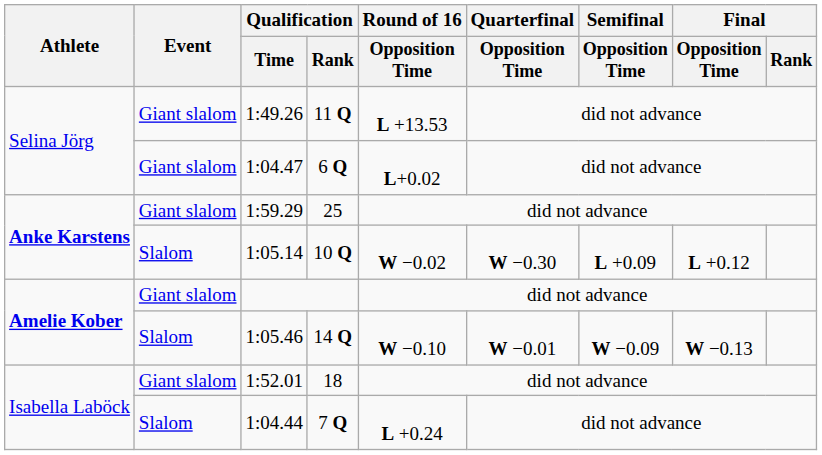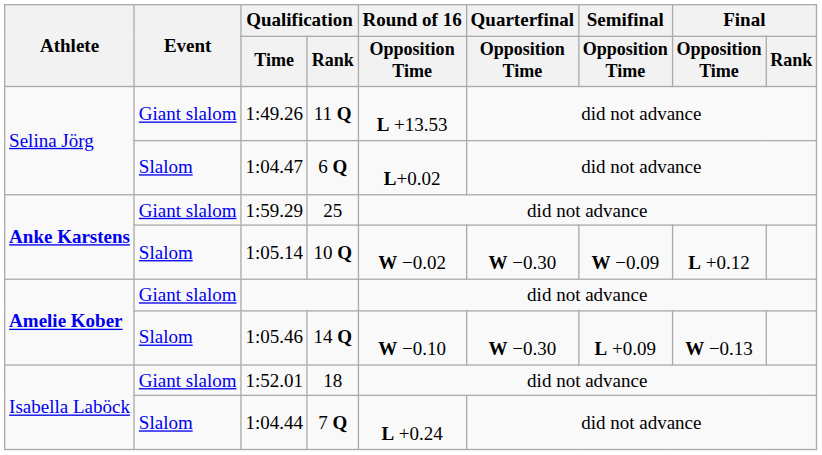(188, 167) Giant slalom -> (166, 167) Slalom
(625, 264) L +0.09 -> (625, 264) W −0.09
(522, 349) W −0.01 -> (522, 349) W −0.30
(625, 349) W −0.09 -> (625, 349) L +0.09
